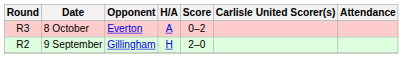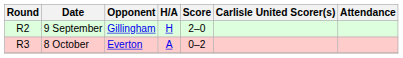rows swapped: (73, 45) <-> (66, 28)
